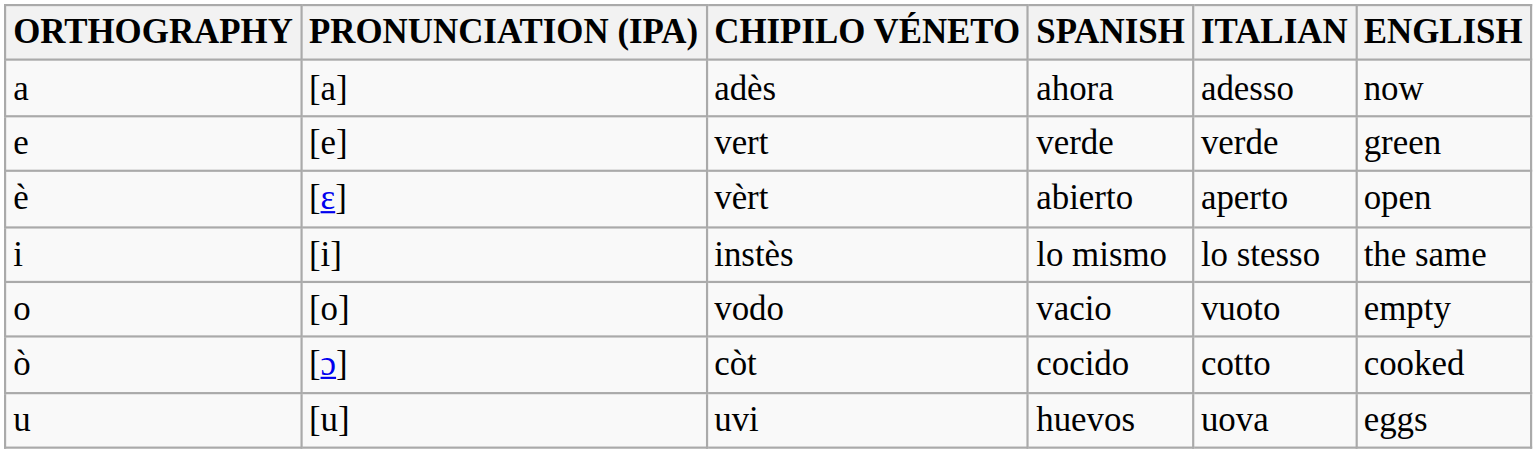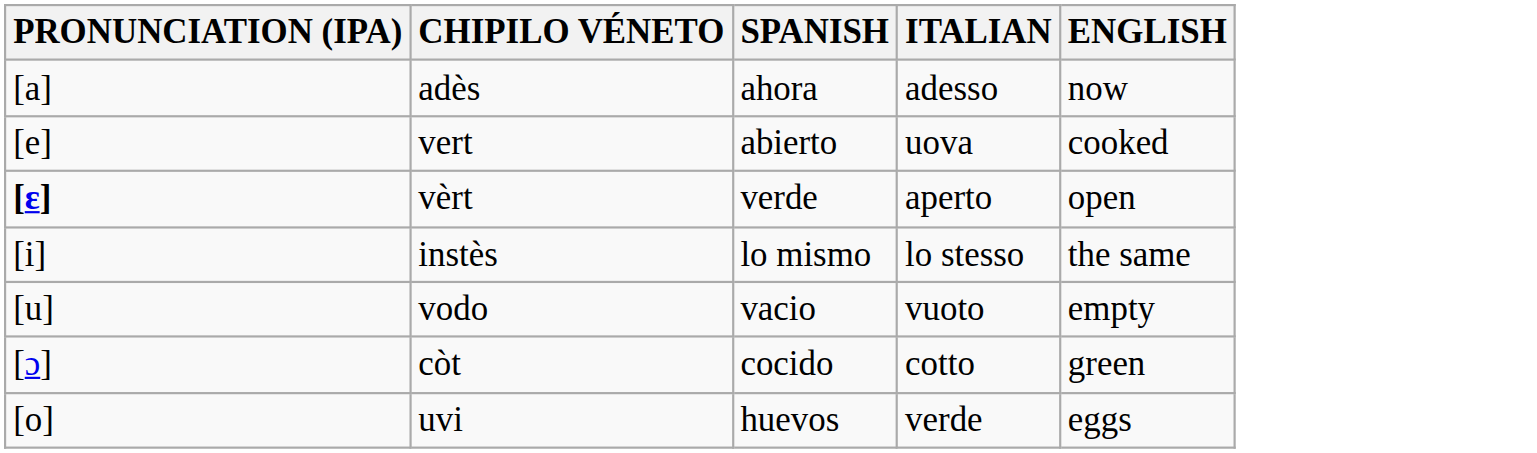- column: (153, 32)
(1075, 142) verde -> (789, 142) abierto
(1240, 142) verde -> (939, 142) uova
(1402, 142) green -> (1118, 142) cooked
(328, 198) normal -> (32, 198) bold
(1085, 198) abierto -> (779, 198) verde
(329, 308) [o] -> (33, 308) [u]
(1414, 364) cooked -> (1107, 364) green
(329, 419) [u] -> (33, 419) [o]
(1235, 419) uova -> (944, 419) verde
